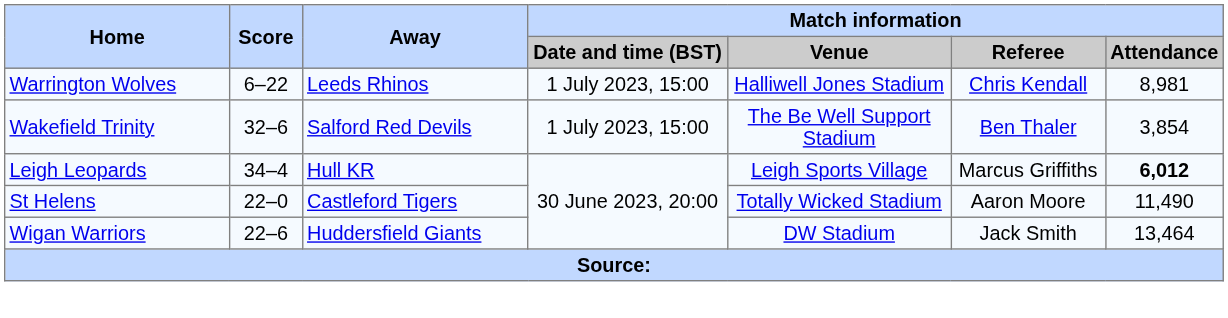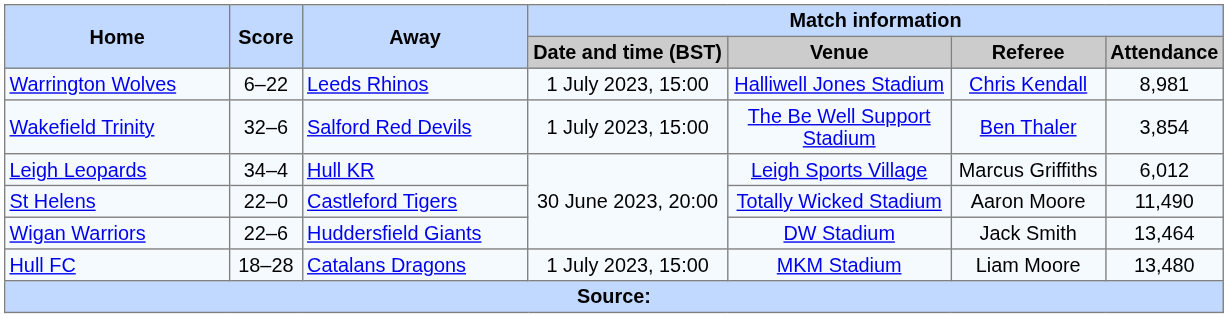(1164, 170) bold -> (1164, 170) normal
+ row: (43, 265)
